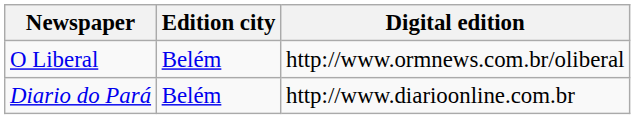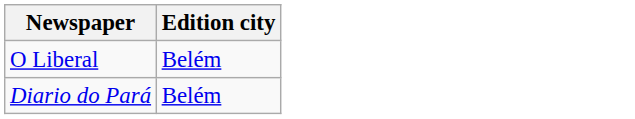- column: (455, 22)
